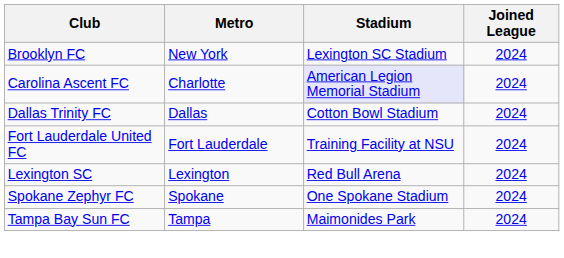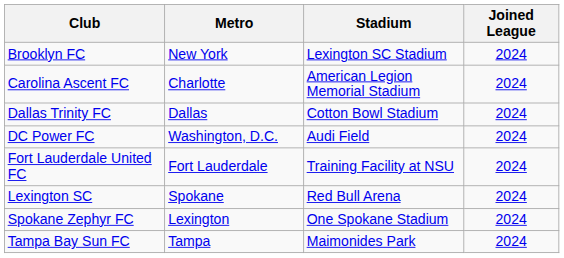(363, 84) lavender background -> (363, 84) no background
+ row: (51, 136)
(199, 174) Lexington -> (196, 197) Spokane
(196, 197) Spokane -> (199, 219) Lexington
